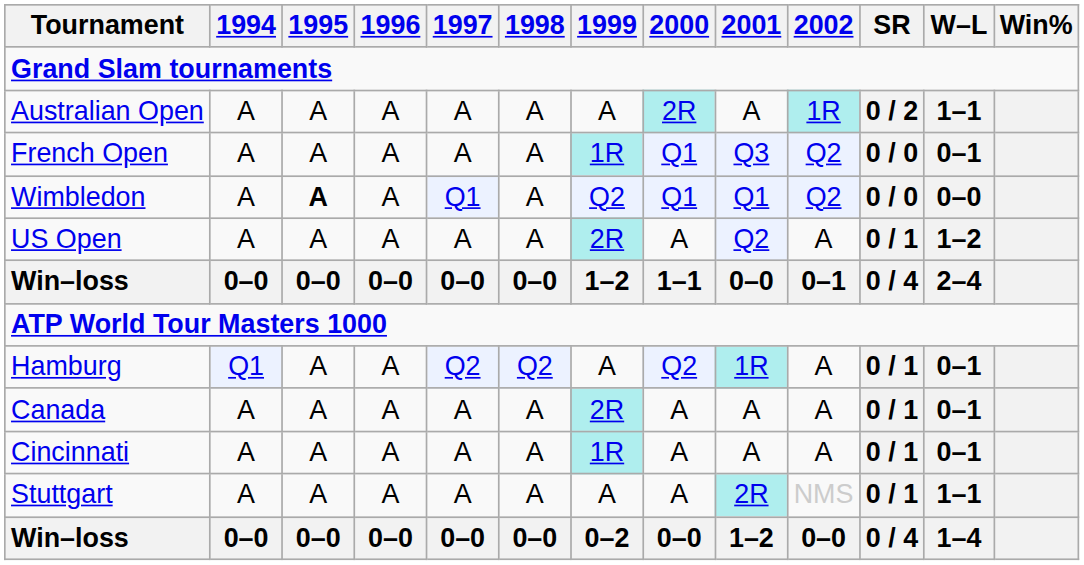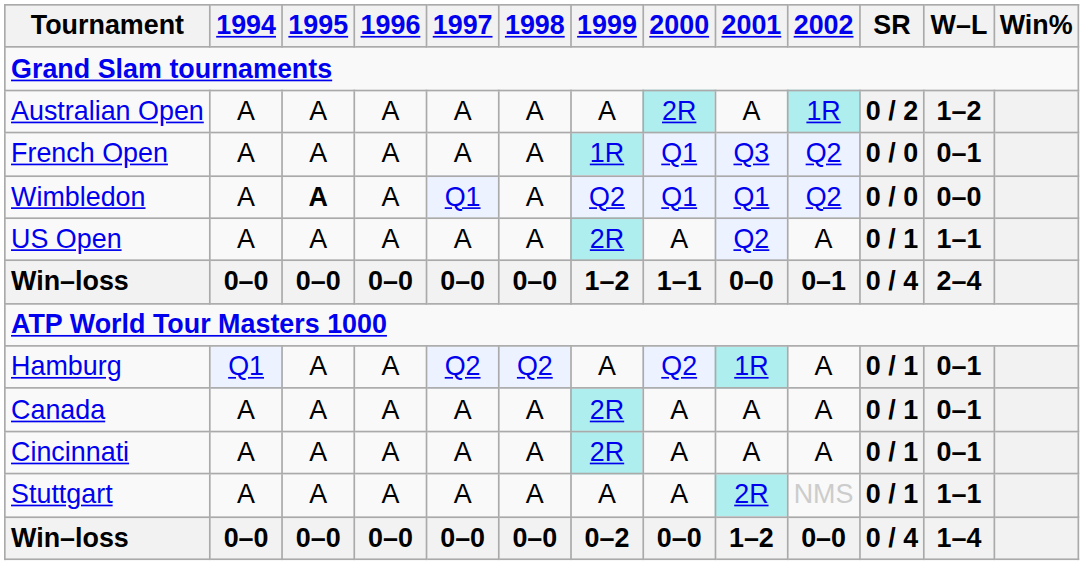(959, 111) 1–1 -> (959, 111) 1–2
(959, 238) 1–2 -> (959, 238) 1–1
(607, 452) 1R -> (607, 452) 2R
